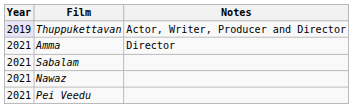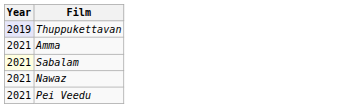- column: (236, 13)
(19, 62) no background -> (19, 62) lightyellow background
